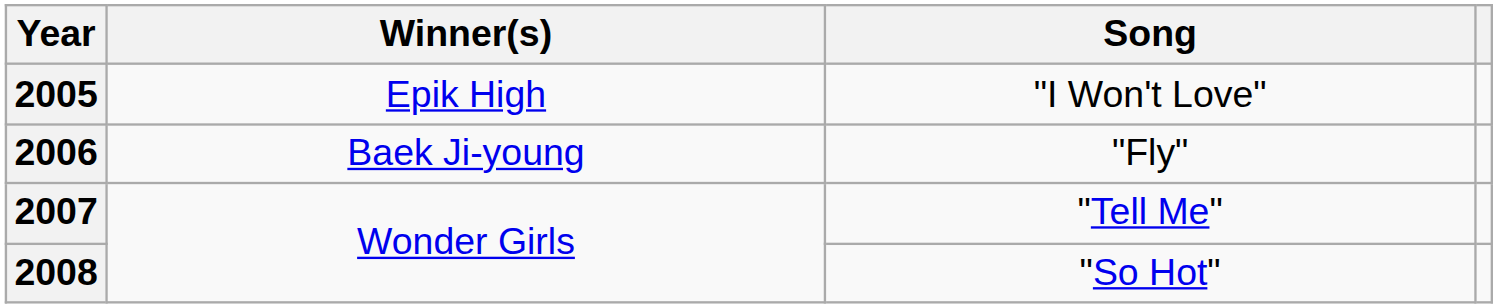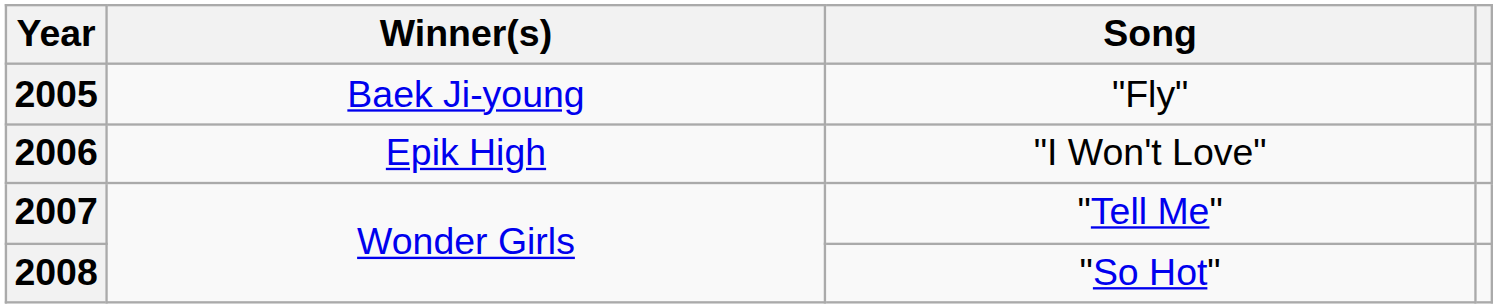(466, 93) Epik High -> (466, 93) Baek Ji-young
(1150, 93) "I Won't Love" -> (1150, 93) "Fly"
(466, 152) Baek Ji-young -> (466, 152) Epik High
(1150, 152) "Fly" -> (1150, 152) "I Won't Love"
